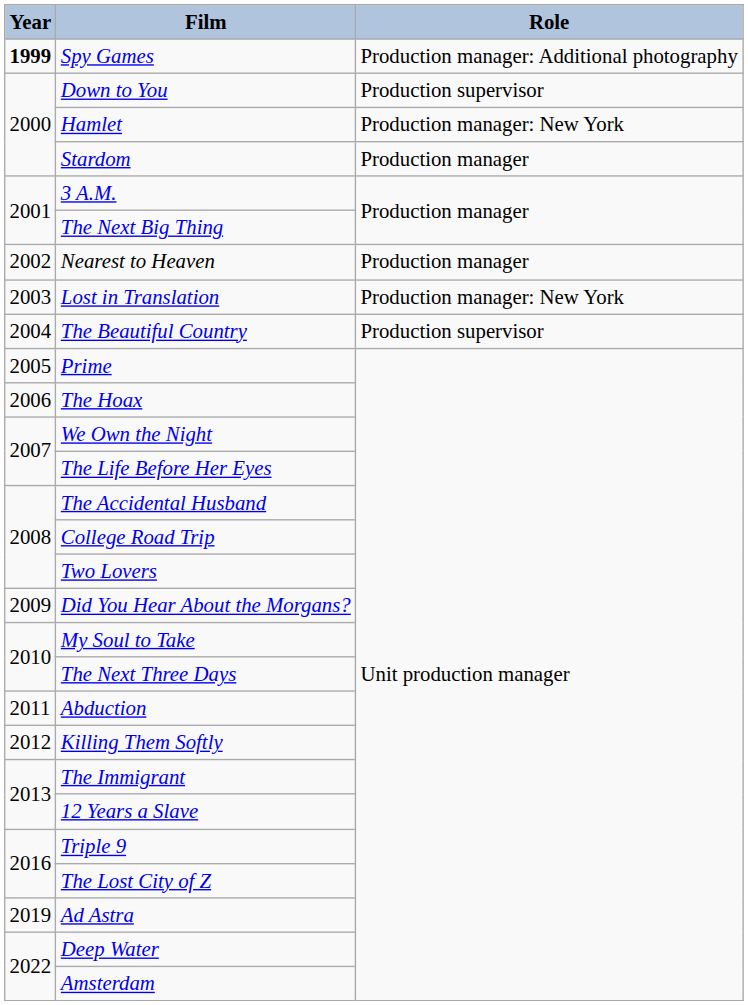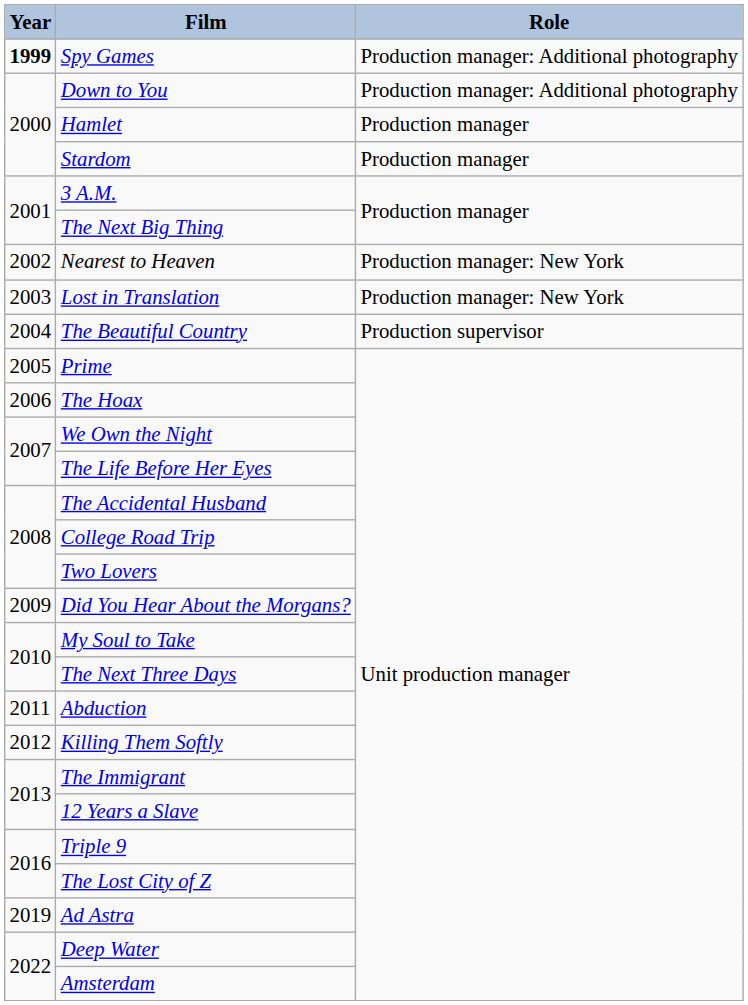(452, 90) Production supervisor -> (549, 90) Production manager: Additional photography
(492, 124) Production manager: New York -> (445, 124) Production manager
(445, 262) Production manager -> (492, 262) Production manager: New York
